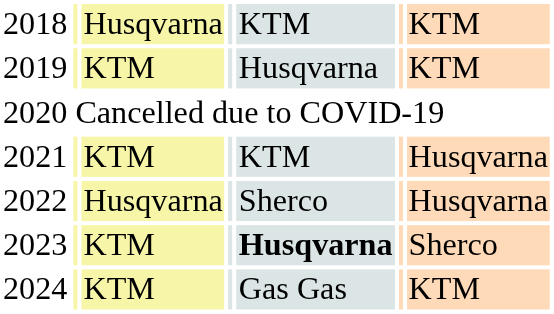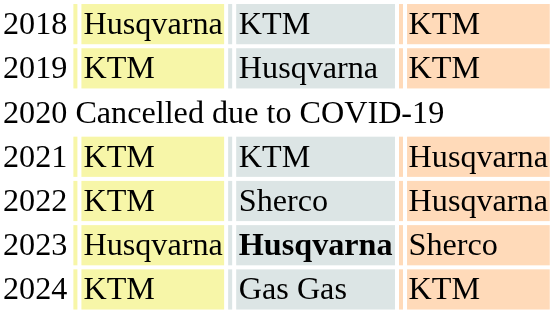(153, 200) Husqvarna -> (119, 200) KTM
(119, 244) KTM -> (153, 244) Husqvarna
